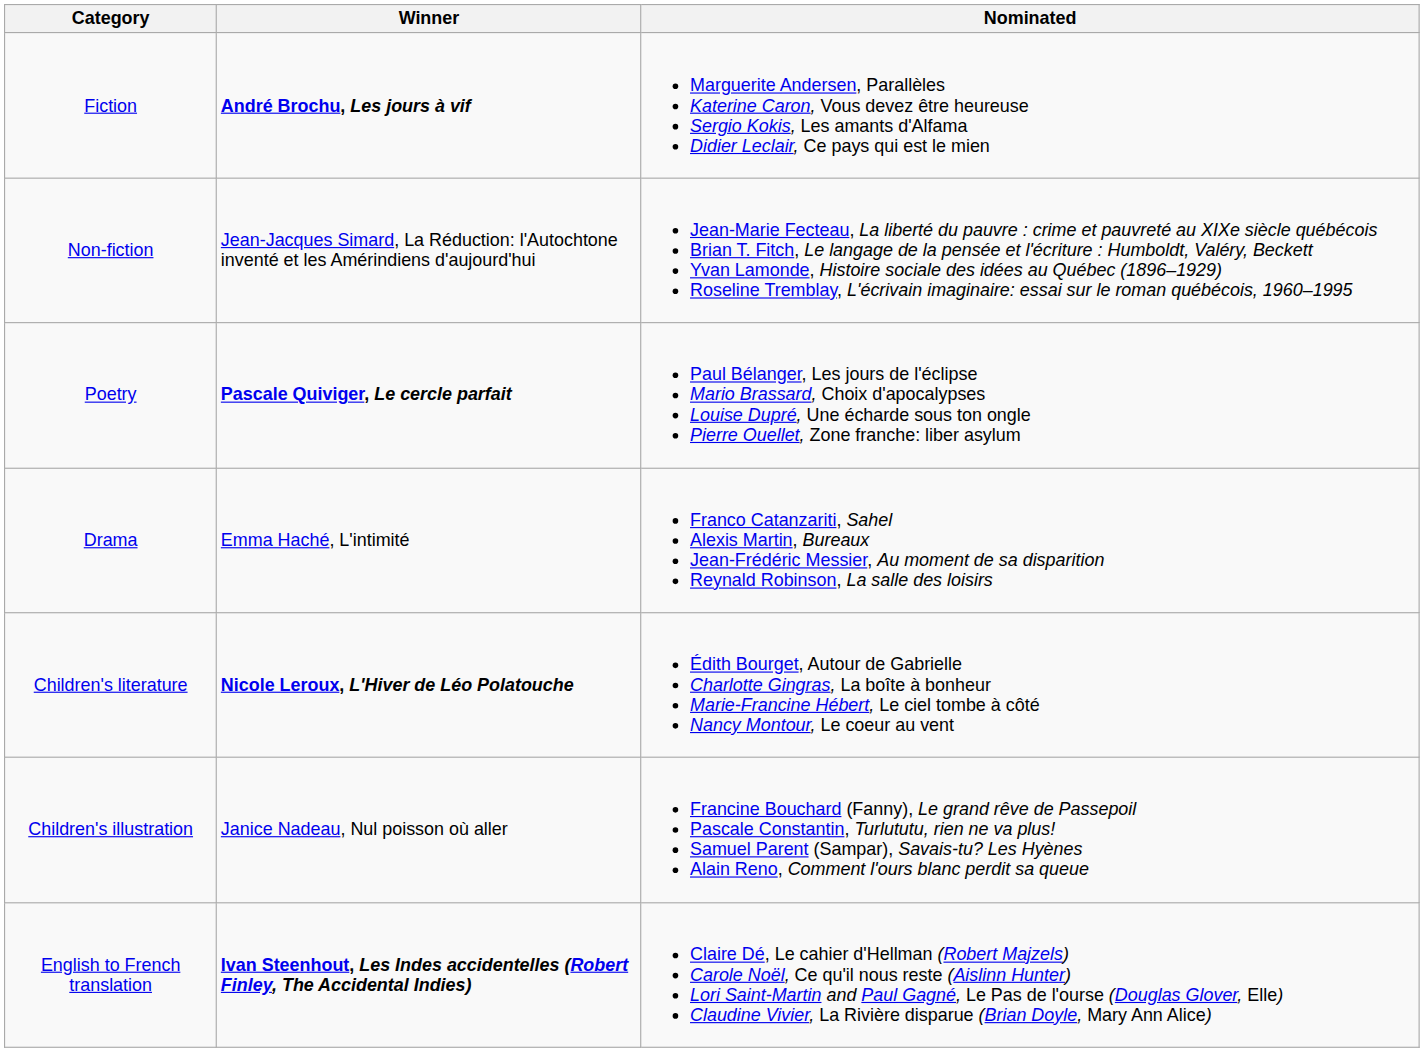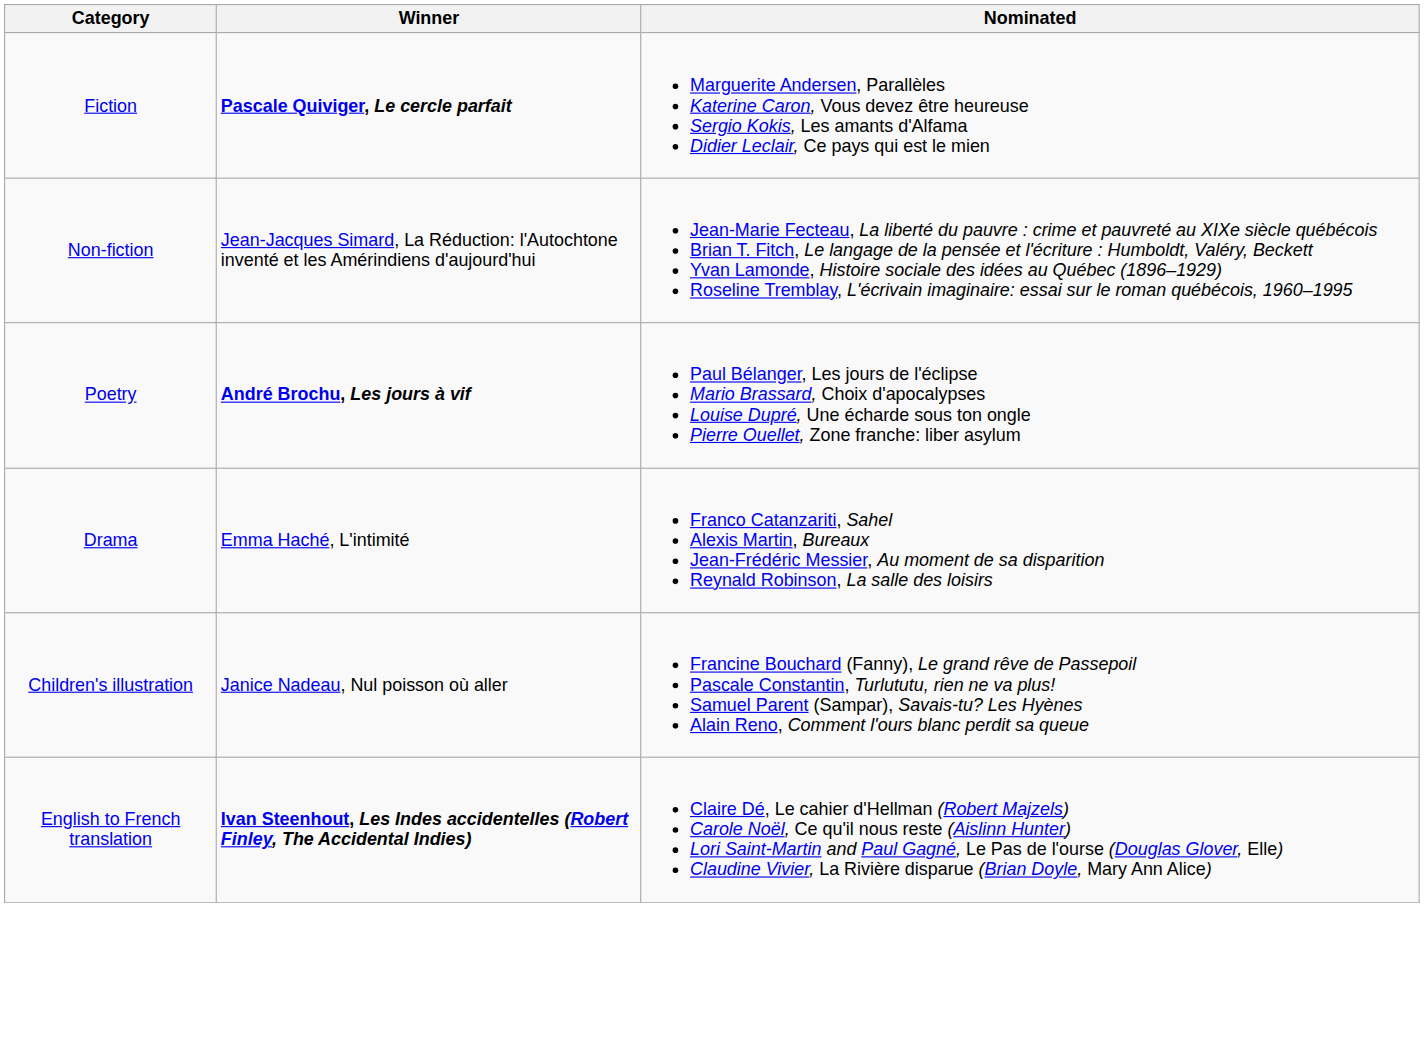(346, 105) André Brochu, Les jours à vif -> (366, 105) Pascale Quiviger, Le cercle parfait
(366, 395) Pascale Quiviger, Le cercle parfait -> (346, 395) André Brochu, Les jours à vif
- row: (111, 684)
